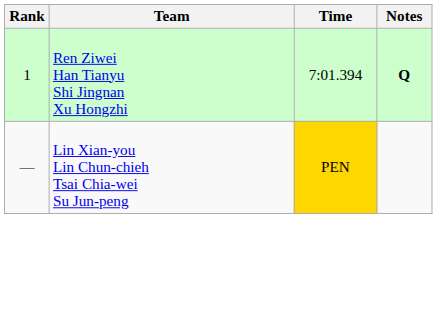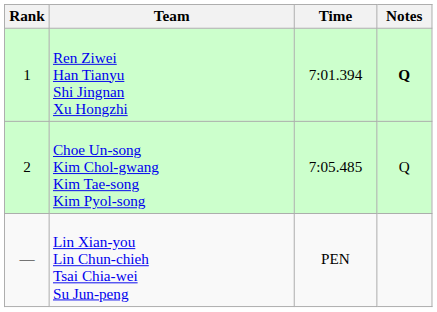+ row: (106, 175)
(335, 167) gold background -> (335, 259) no background
